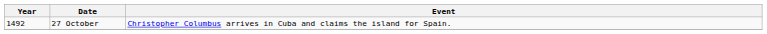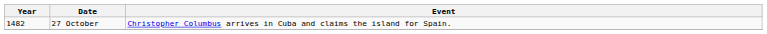(16, 23) 1492 -> (16, 23) 1482
